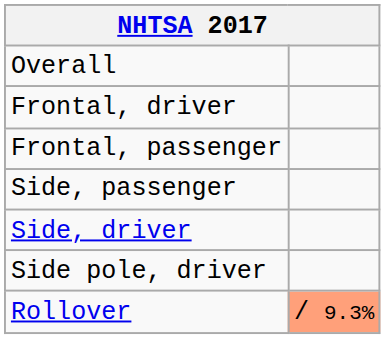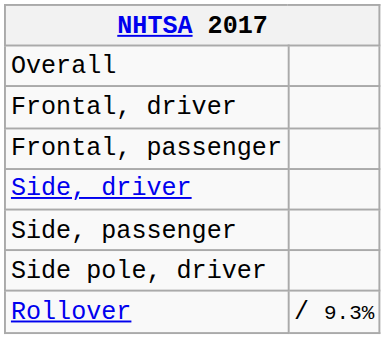rows swapped: (101, 230) <-> (124, 189)
(334, 312) lightsalmon background -> (334, 312) no background
